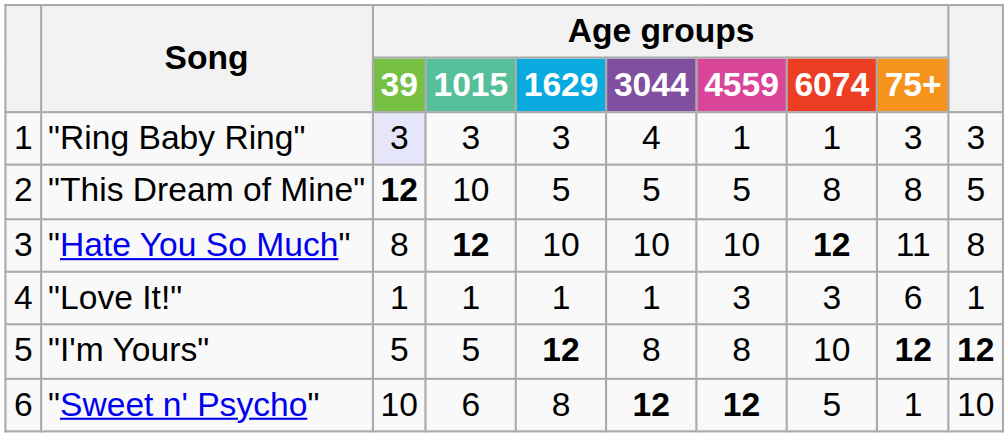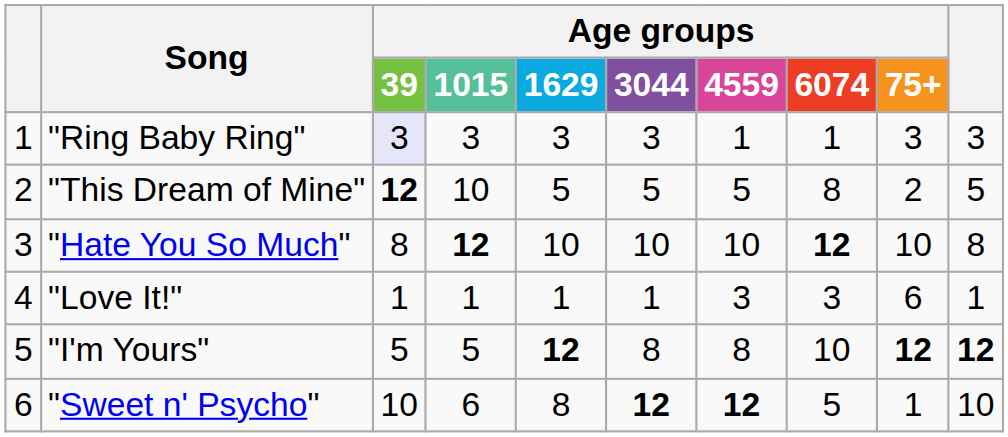(651, 137) 4 -> (651, 137) 3
(913, 191) 8 -> (913, 191) 2
(913, 244) 11 -> (913, 244) 10
